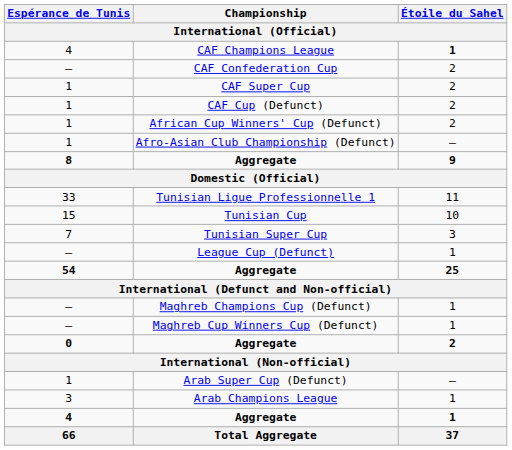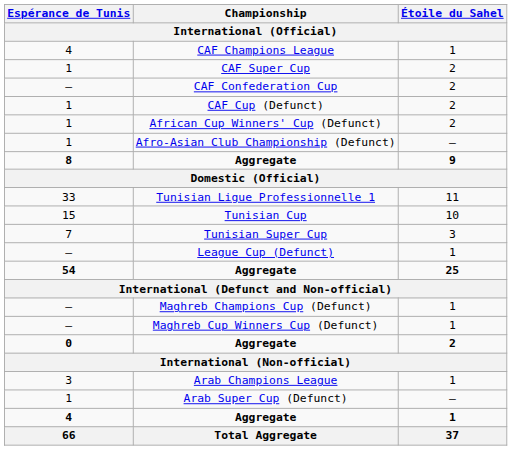(452, 51) bold -> (452, 51) normal
rows swapped: (69, 69) <-> (69, 87)
rows swapped: (69, 399) <-> (69, 381)
